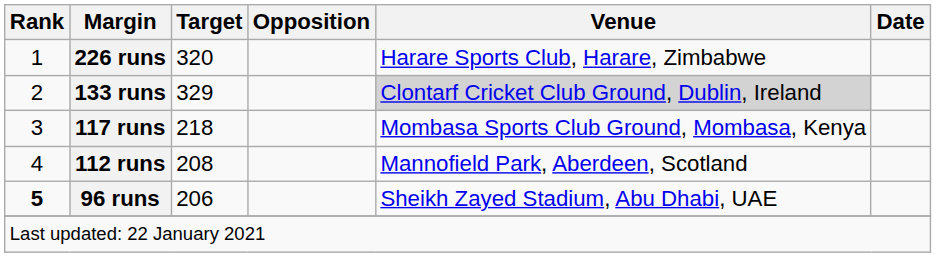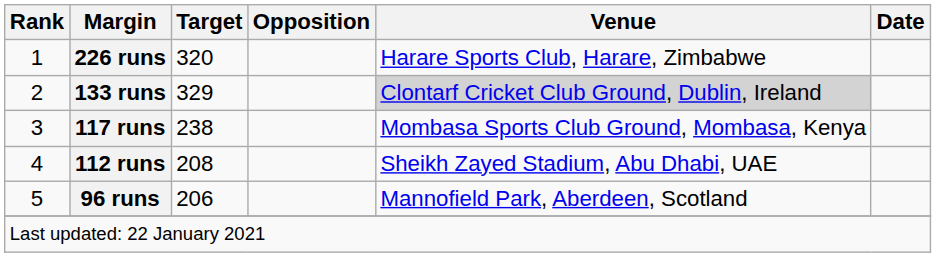(195, 127) 218 -> (195, 127) 238
(564, 163) Mannofield Park, Aberdeen, Scotland -> (579, 163) Sheikh Zayed Stadium, Abu Dhabi, UAE
(37, 198) bold -> (37, 198) normal
(579, 198) Sheikh Zayed Stadium, Abu Dhabi, UAE -> (564, 198) Mannofield Park, Aberdeen, Scotland
